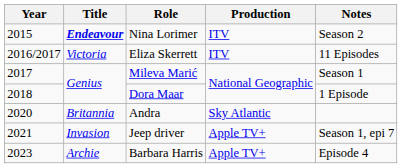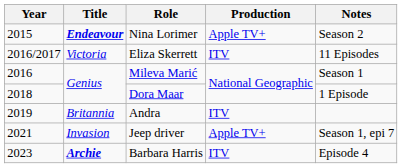(219, 34) ITV -> (237, 34) Apple TV+
(20, 73) 2017 -> (20, 73) 2016
(20, 113) 2020 -> (20, 113) 2019
(240, 113) Sky Atlantic -> (219, 113) ITV
(83, 152) normal -> (84, 152) bold
(237, 152) Apple TV+ -> (219, 152) ITV
